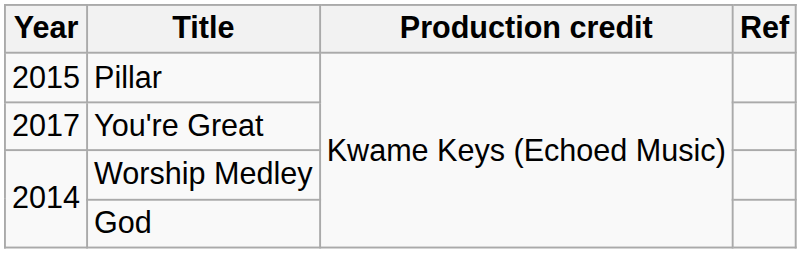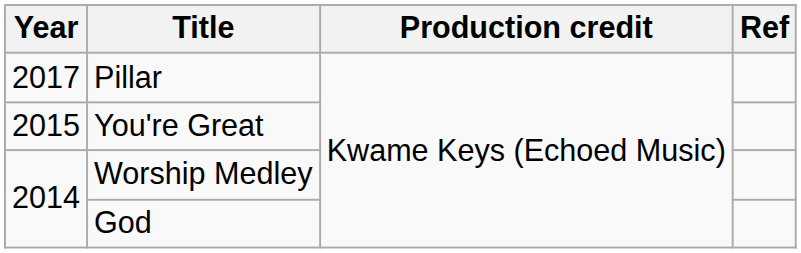(46, 77) 2015 -> (46, 77) 2017
(46, 125) 2017 -> (46, 125) 2015
